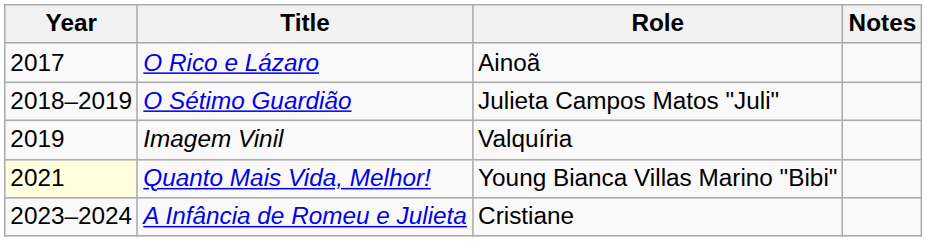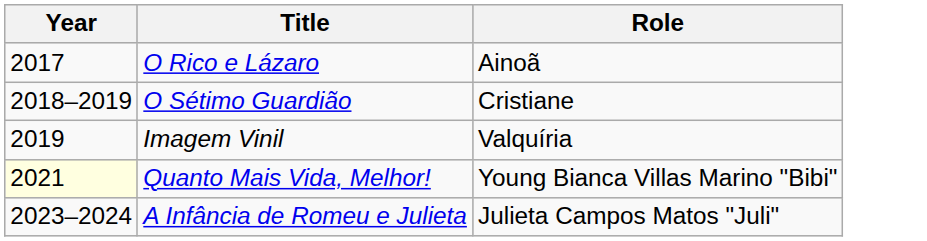- column: (882, 23)
(629, 100) Julieta Campos Matos "Juli" -> (526, 100) Cristiane
(526, 216) Cristiane -> (629, 216) Julieta Campos Matos "Juli"
